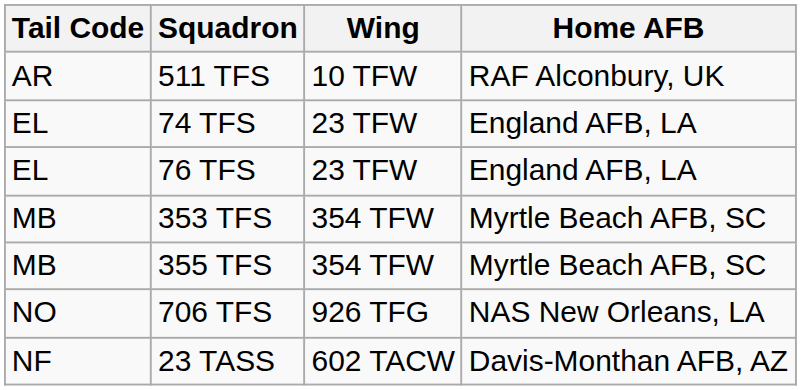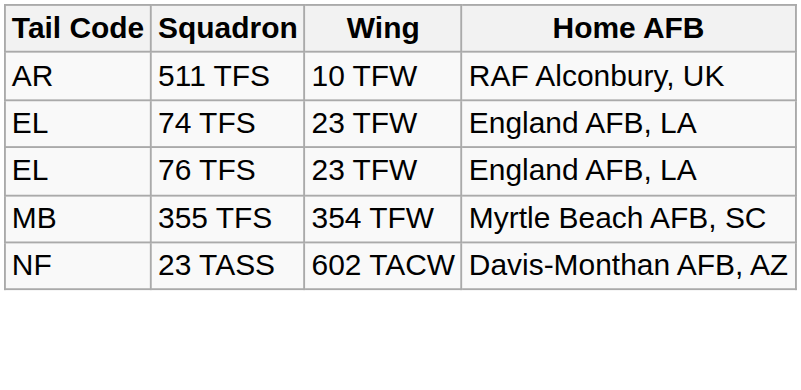- row: (215, 218)
- row: (215, 312)
